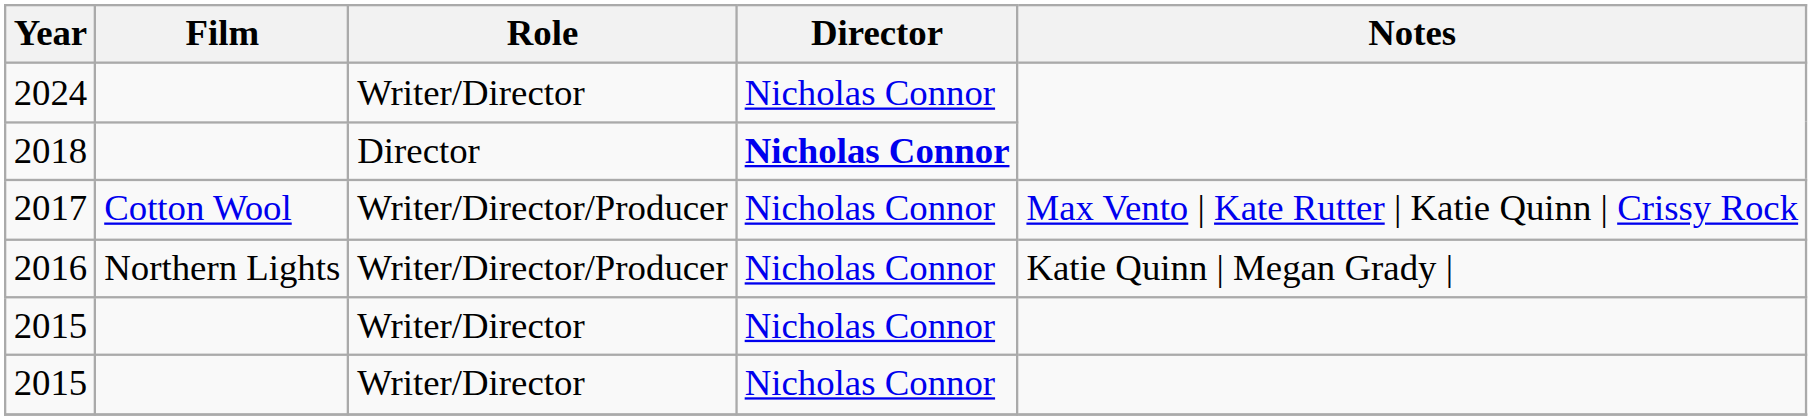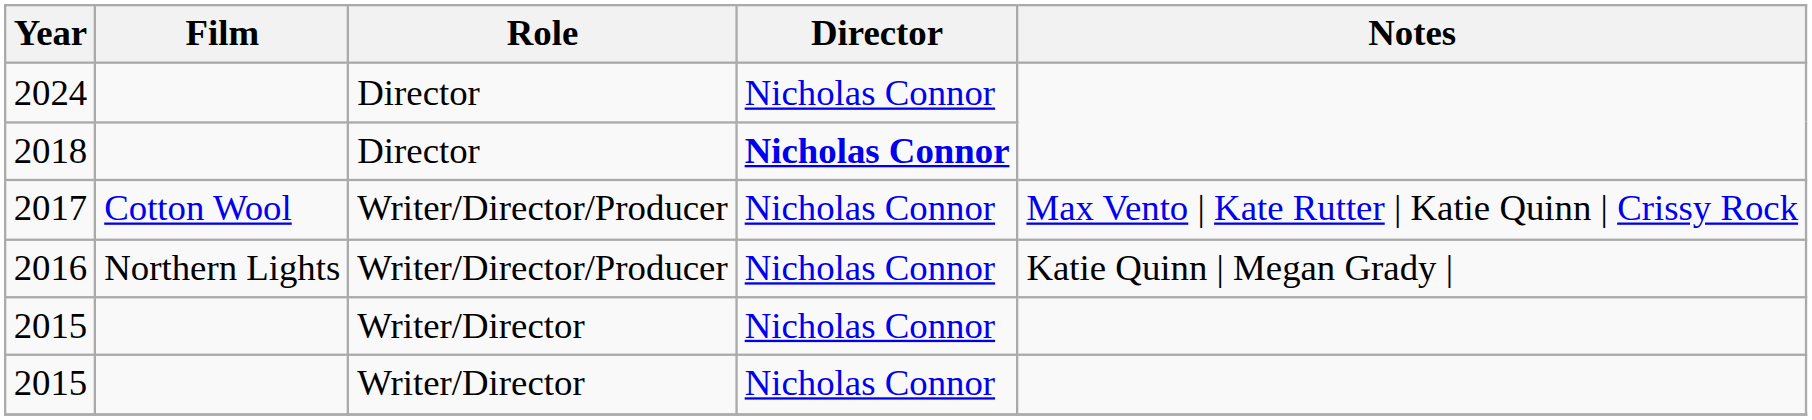(471, 92) Writer/Director -> (419, 92) Director
